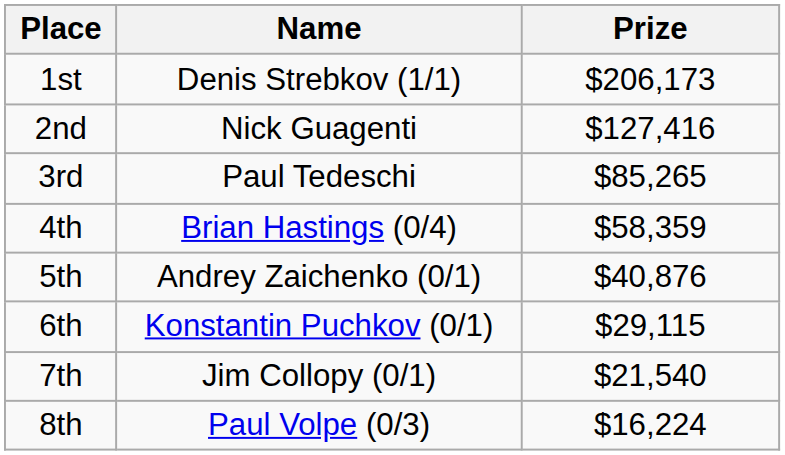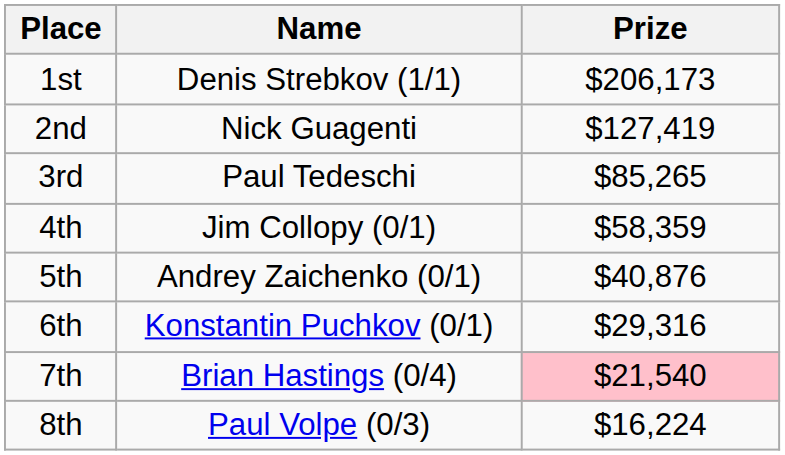(650, 128) $127,416 -> (650, 128) $127,419
(319, 227) Brian Hastings (0/4) -> (319, 227) Jim Collopy (0/1)
(650, 326) $29,115 -> (650, 326) $29,316
(319, 375) Jim Collopy (0/1) -> (319, 375) Brian Hastings (0/4)
(650, 375) no background -> (650, 375) pink background
